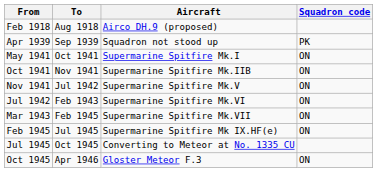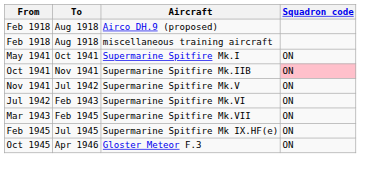+ row: (188, 41)
- row: (160, 41)
(304, 71) no background -> (288, 71) pink background
- row: (199, 145)
